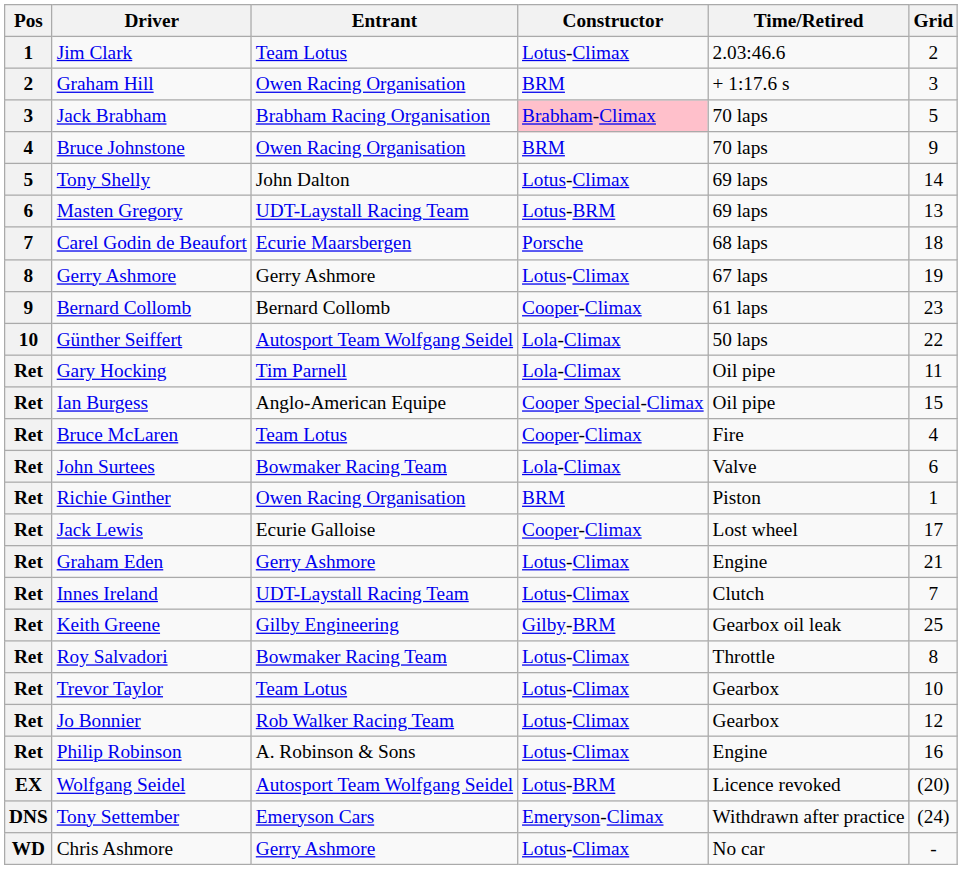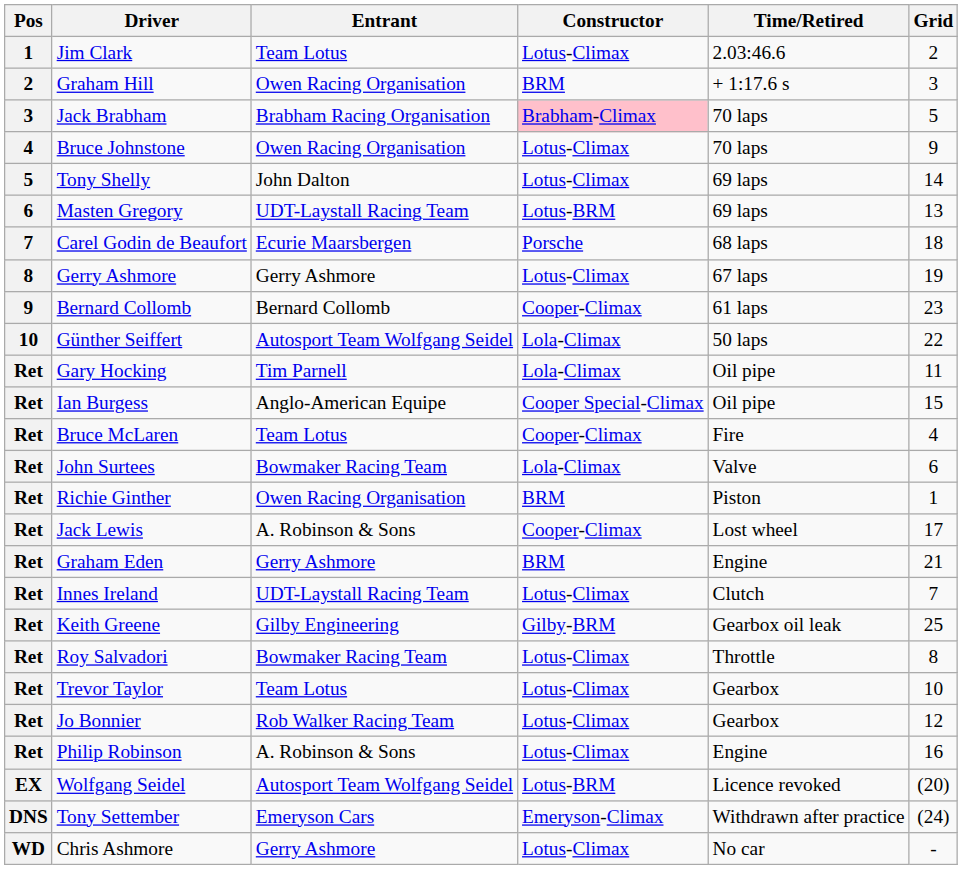(543, 147) BRM -> (576, 147) Lotus-Climax
(316, 529) Ecurie Galloise -> (336, 529) A. Robinson & Sons
(576, 561) Lotus-Climax -> (543, 561) BRM
